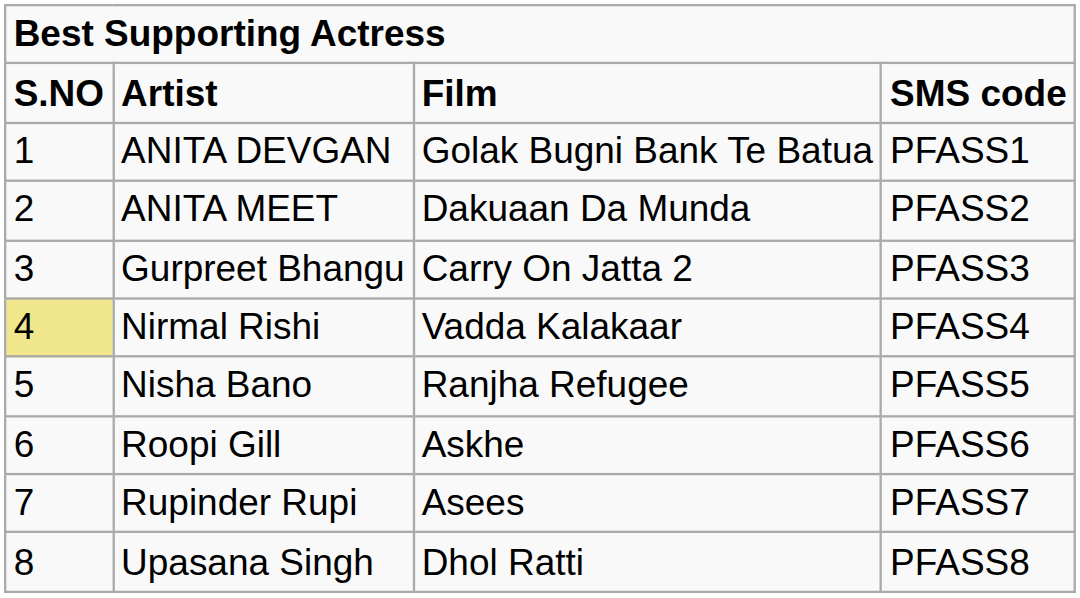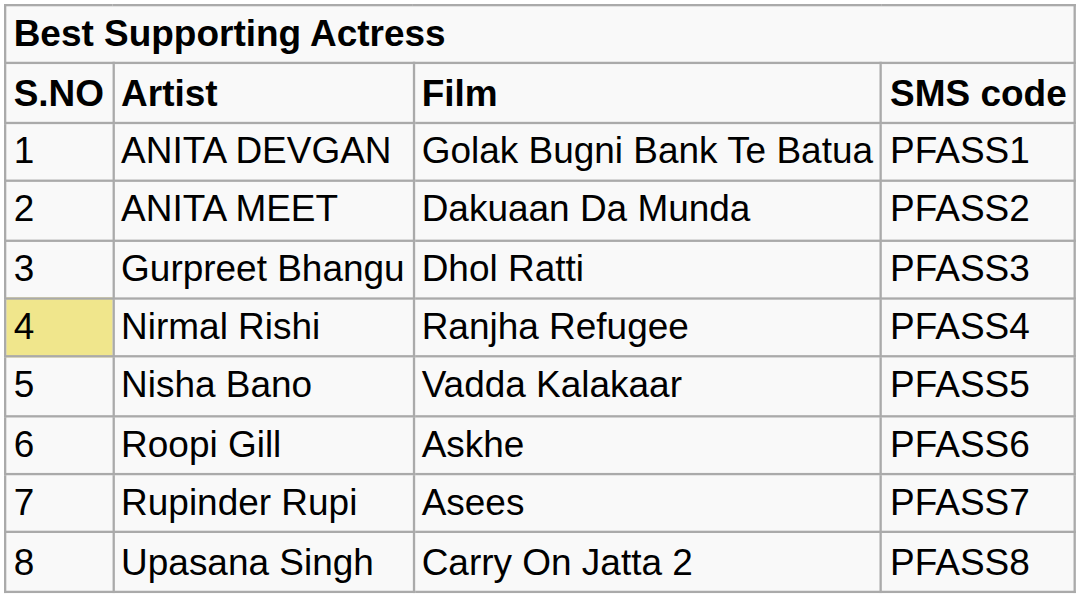(557, 268) Carry On Jatta 2 -> (503, 268) Dhol Ratti
(552, 326) Vadda Kalakaar -> (555, 326) Ranjha Refugee
(555, 385) Ranjha Refugee -> (552, 385) Vadda Kalakaar
(503, 561) Dhol Ratti -> (557, 561) Carry On Jatta 2
